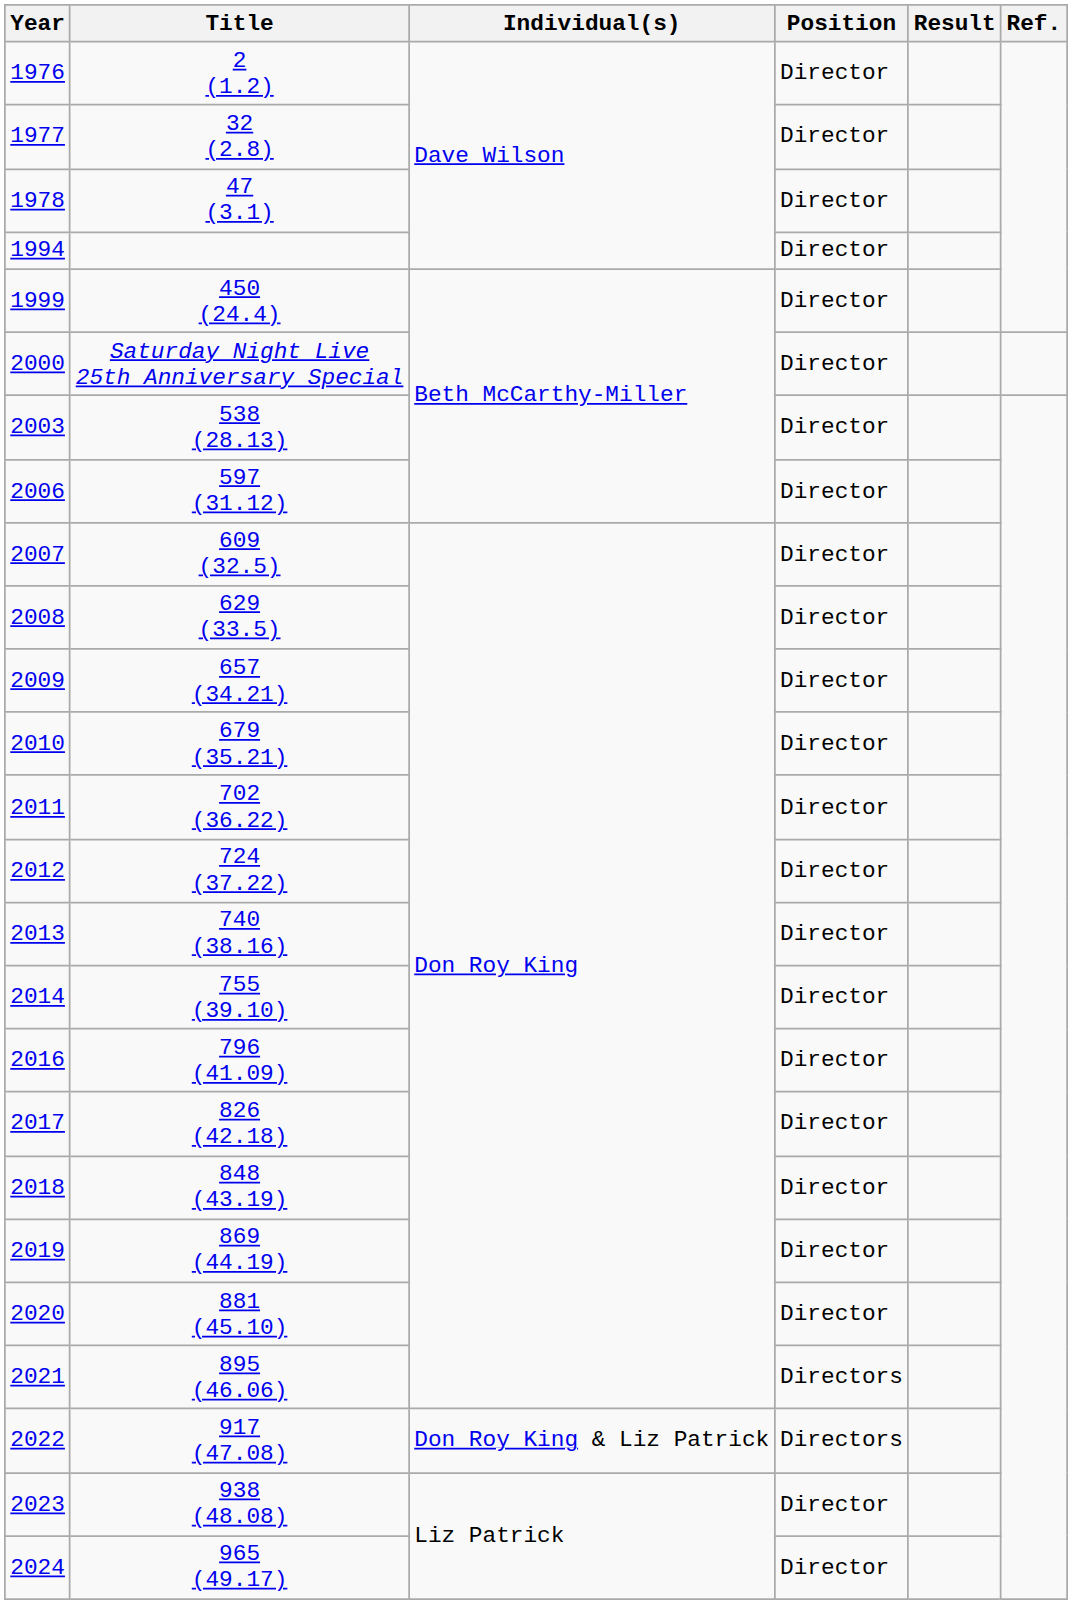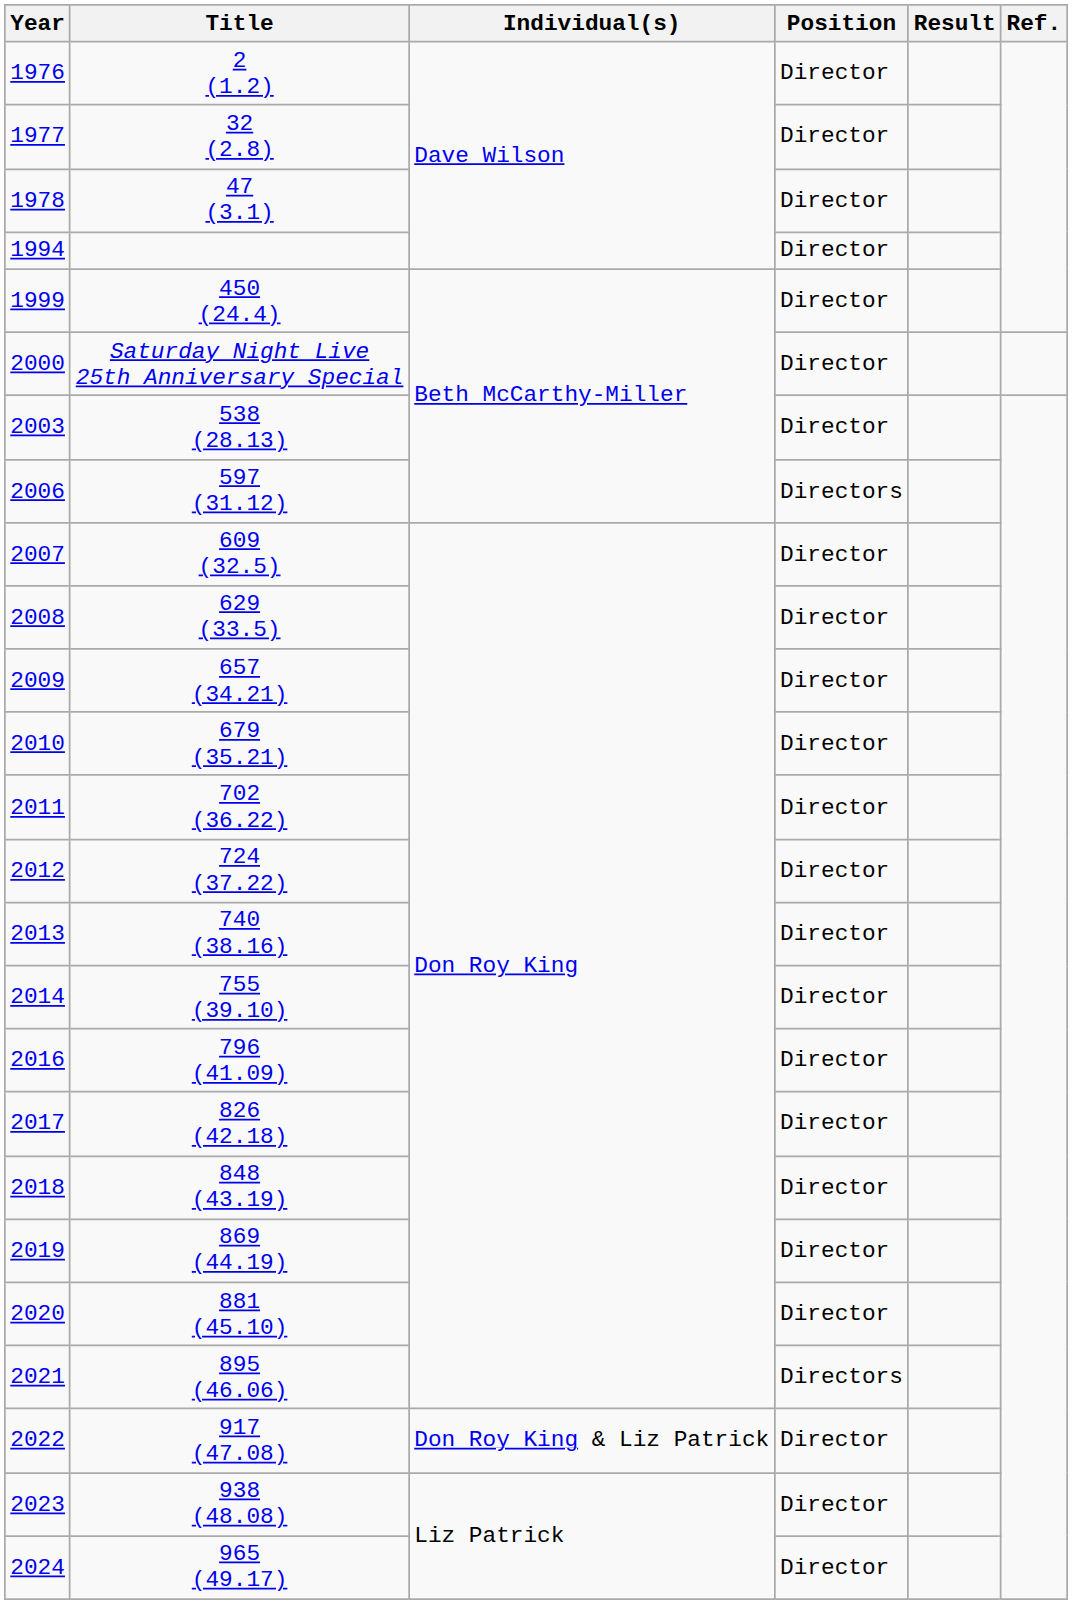(835, 491) Director -> (841, 491) Directors
(841, 1441) Directors -> (835, 1441) Director
